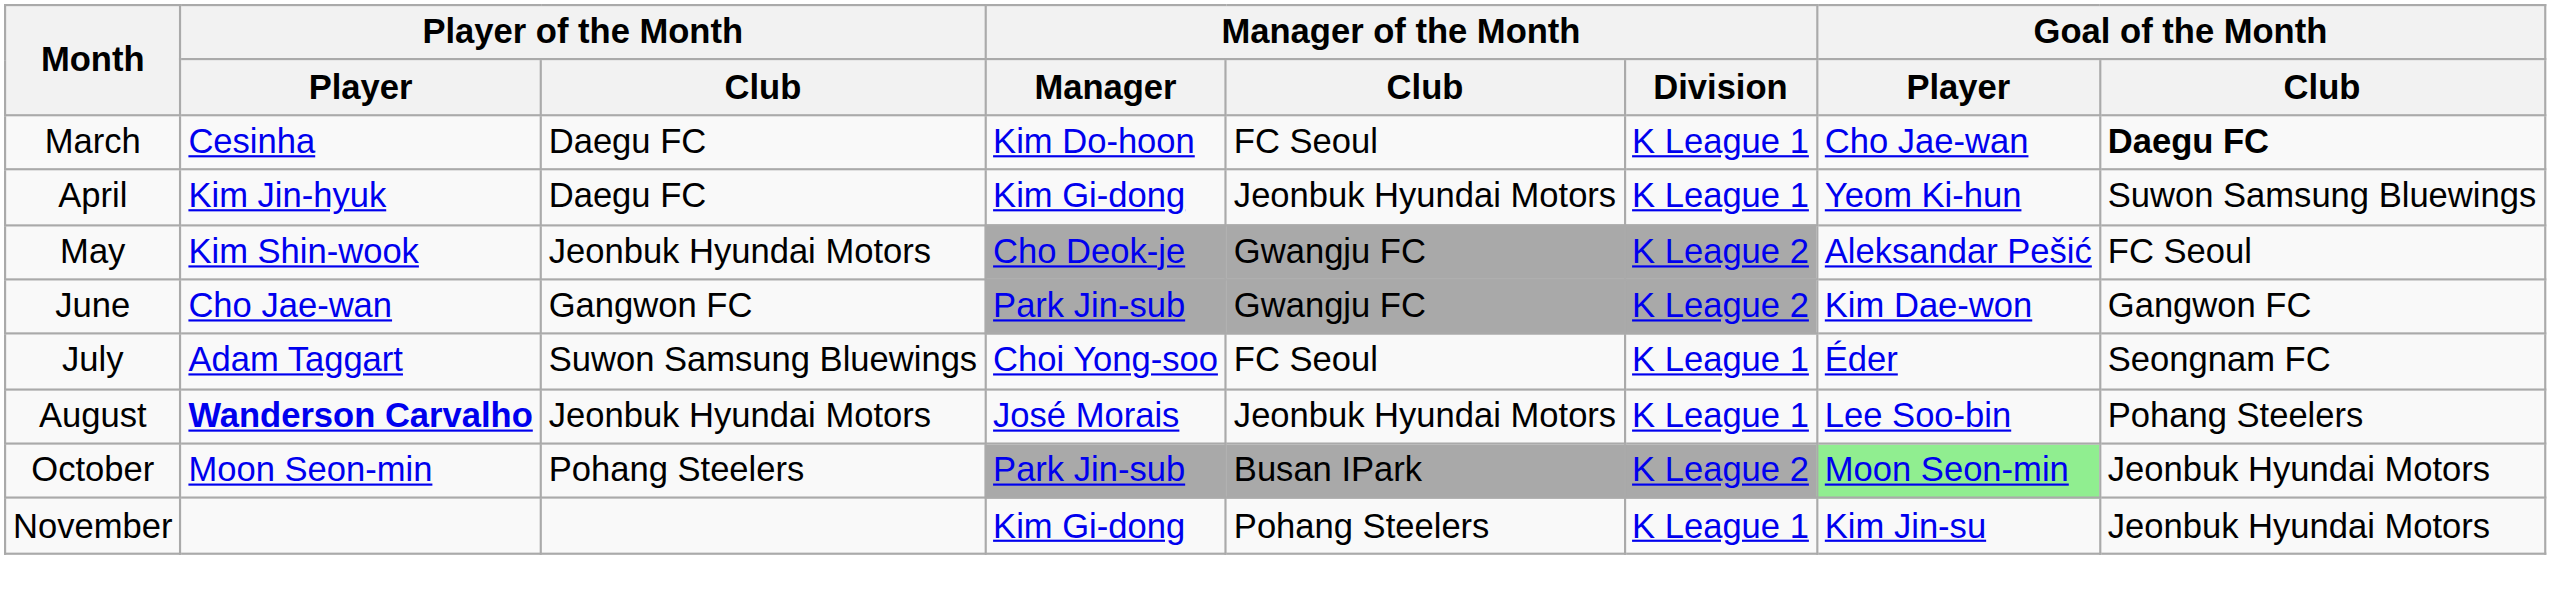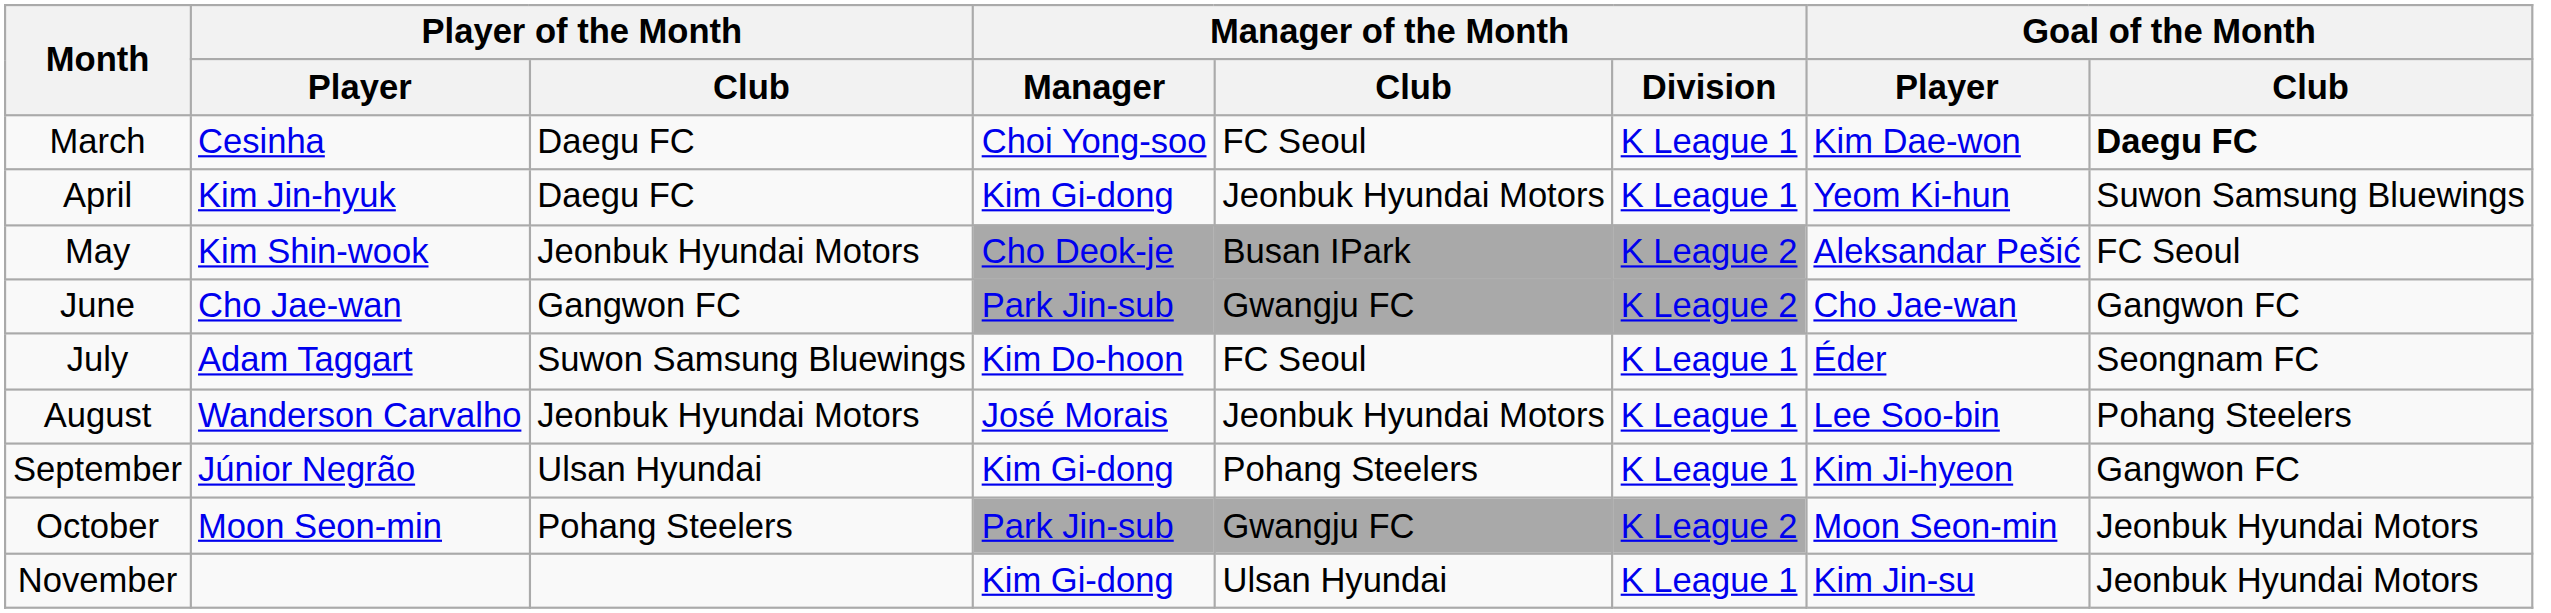(1094, 141) Kim Do-hoon -> (1094, 141) Choi Yong-soo
(1927, 141) Cho Jae-wan -> (1917, 141) Kim Dae-won
(1330, 251) Gwangju FC -> (1317, 251) Busan IPark
(1929, 305) Kim Dae-won -> (1915, 305) Cho Jae-wan
(1105, 360) Choi Yong-soo -> (1083, 360) Kim Do-hoon
(361, 415) bold -> (360, 415) normal
+ row: (98, 470)
(1328, 470) Busan IPark -> (1318, 525) Gwangju FC
(1947, 470) lightgreen background -> (1935, 525) no background
(1362, 525) Pohang Steelers -> (1335, 580) Ulsan Hyundai
